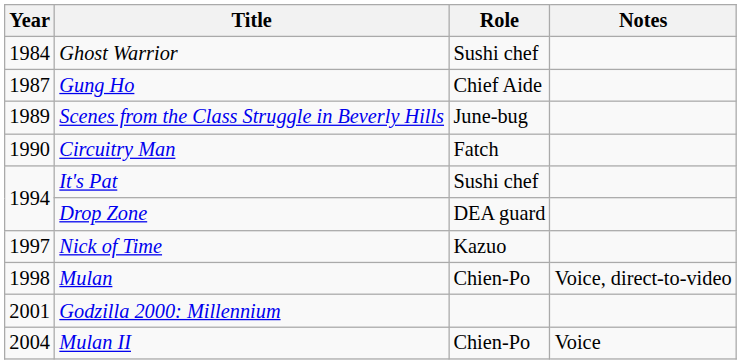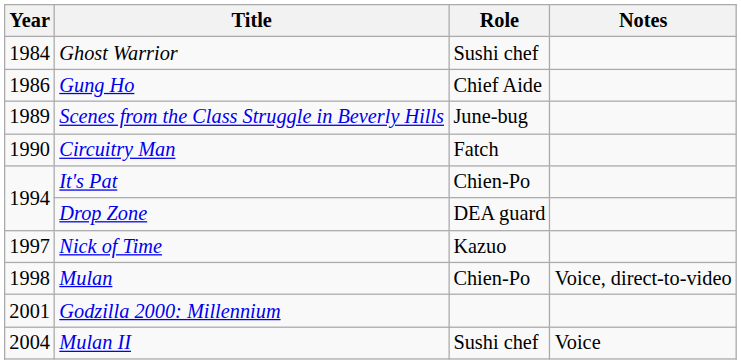(30, 85) 1987 -> (30, 85) 1986
(496, 181) Sushi chef -> (492, 181) Chien-Po
(492, 342) Chien-Po -> (496, 342) Sushi chef
